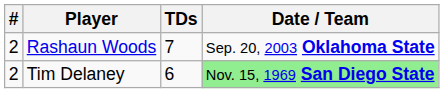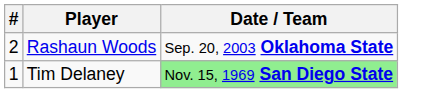- column: (181, 19)
(14, 74) 2 -> (14, 74) 1
